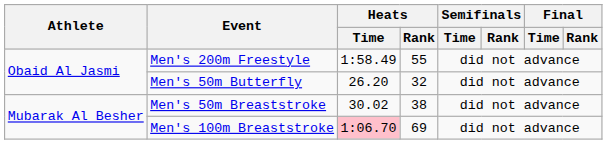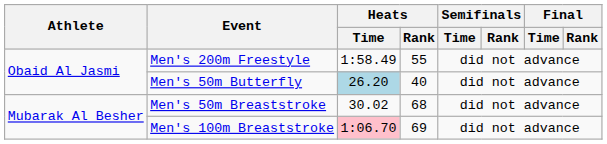(369, 83) no background -> (369, 83) lightblue background
(419, 83) 32 -> (419, 83) 40
(419, 105) 38 -> (419, 105) 68
